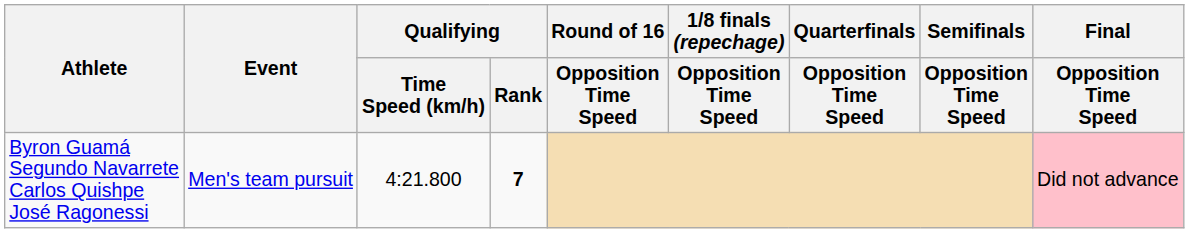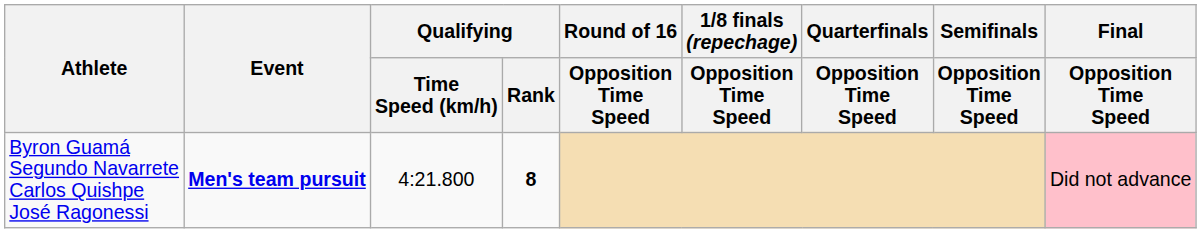(271, 180) normal -> (277, 180) bold
(518, 180) 7 -> (531, 180) 8
